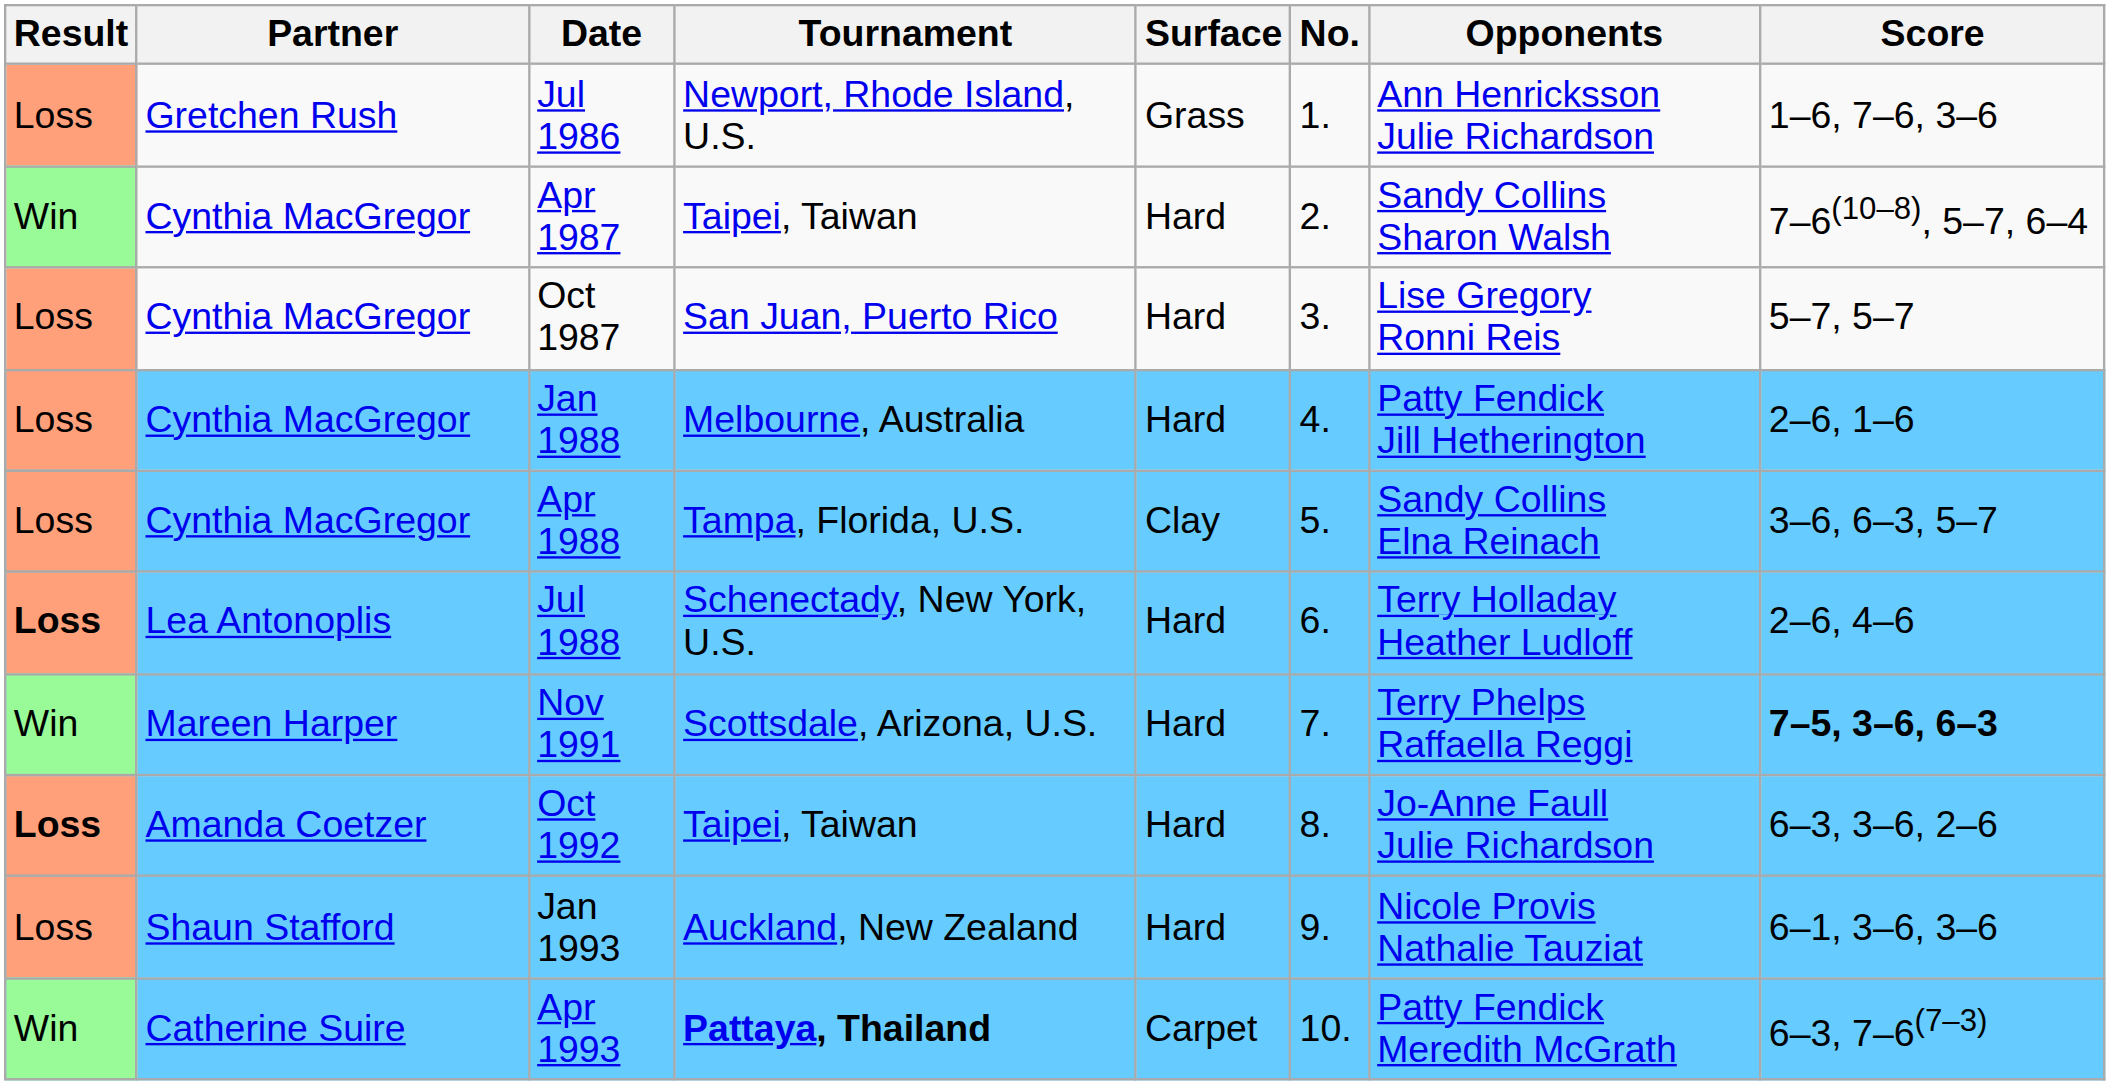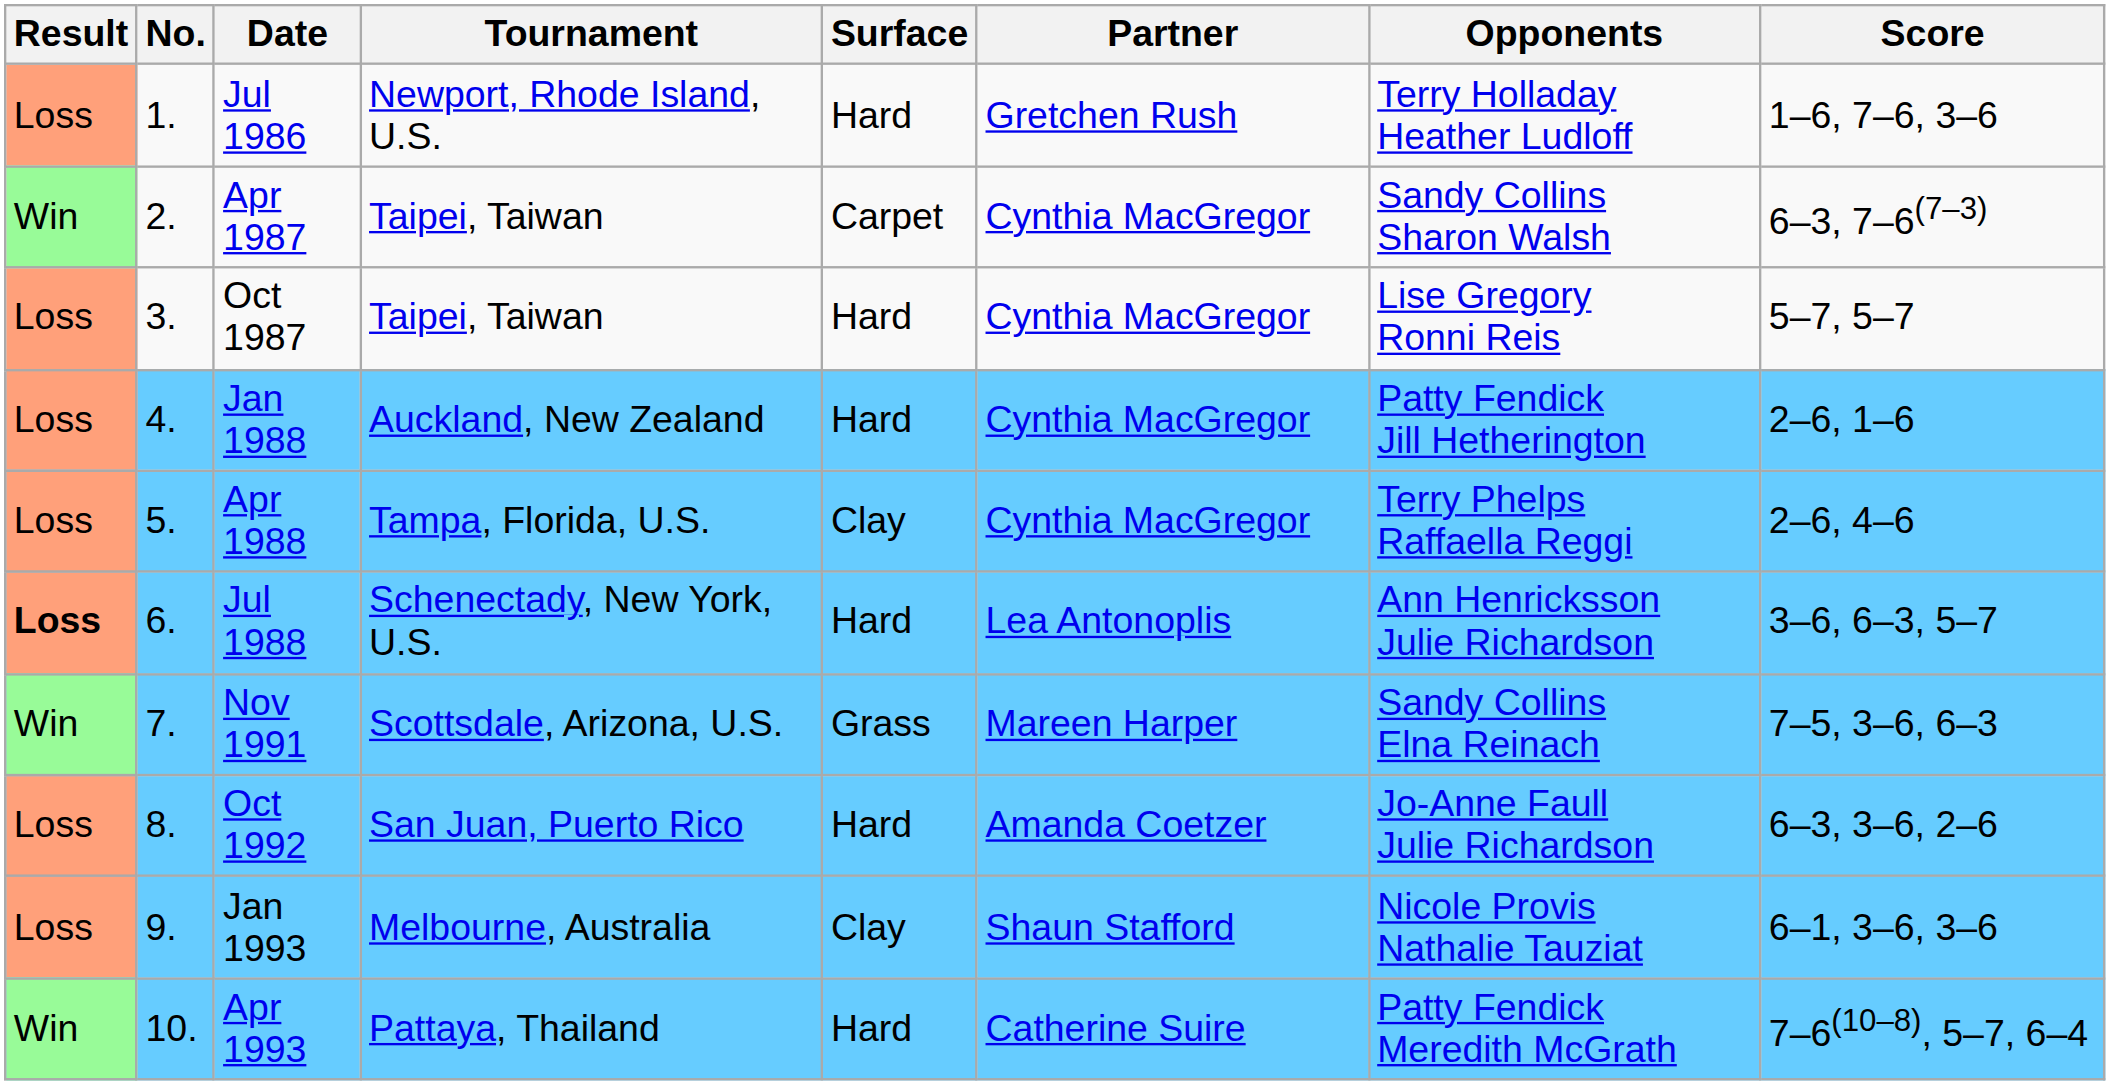columns swapped: (1330, 34) <-> (333, 34)
(1195, 114) Grass -> (871, 114) Hard
(1519, 114) Ann Henricksson Julie Richardson -> (1505, 114) Terry Holladay Heather Ludloff
(1186, 216) Hard -> (887, 216) Carpet
(1928, 216) 7–6(10–8), 5–7, 6–4 -> (1878, 216) 6–3, 7–6(7–3)
(870, 317) San Juan, Puerto Rico -> (486, 317) Taipei, Taiwan
(854, 419) Melbourne, Australia -> (567, 419) Auckland, New Zealand
(1492, 520) Sandy Collins Elna Reinach -> (1505, 520) Terry Phelps Raffaella Reggi
(1883, 520) 3–6, 6–3, 5–7 -> (1842, 520) 2–6, 4–6
(1505, 622) Terry Holladay Heather Ludloff -> (1519, 622) Ann Henricksson Julie Richardson
(1842, 622) 2–6, 4–6 -> (1883, 622) 3–6, 6–3, 5–7
(1186, 723) Hard -> (881, 723) Grass
(1505, 723) Terry Phelps Raffaella Reggi -> (1492, 723) Sandy Collins Elna Reinach
(1883, 723) bold -> (1883, 723) normal
(57, 825) bold -> (53, 825) normal
(800, 825) Taipei, Taiwan -> (556, 825) San Juan, Puerto Rico
(881, 926) Auckland, New Zealand -> (540, 926) Melbourne, Australia
(1186, 926) Hard -> (868, 926) Clay
(837, 1028) bold -> (514, 1028) normal
(1201, 1028) Carpet -> (871, 1028) Hard
(1878, 1028) 6–3, 7–6(7–3) -> (1928, 1028) 7–6(10–8), 5–7, 6–4
